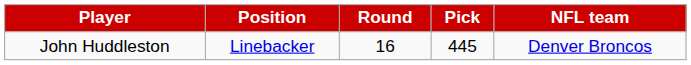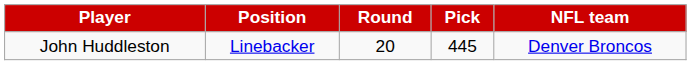(385, 45) 16 -> (385, 45) 20
